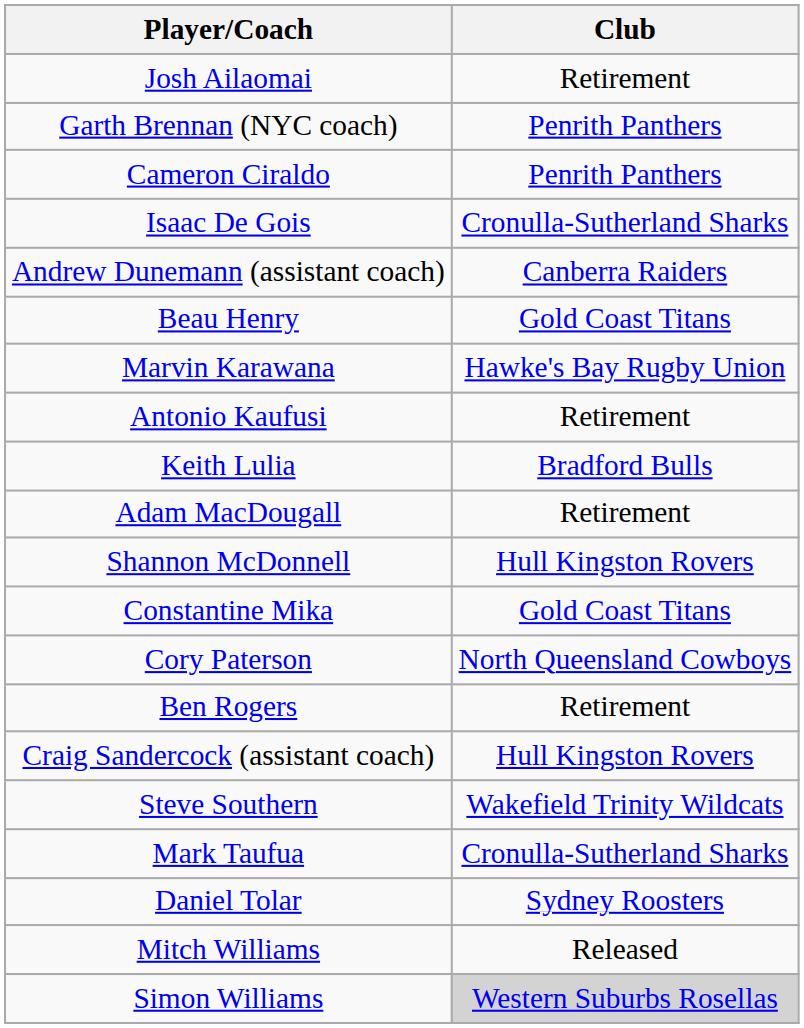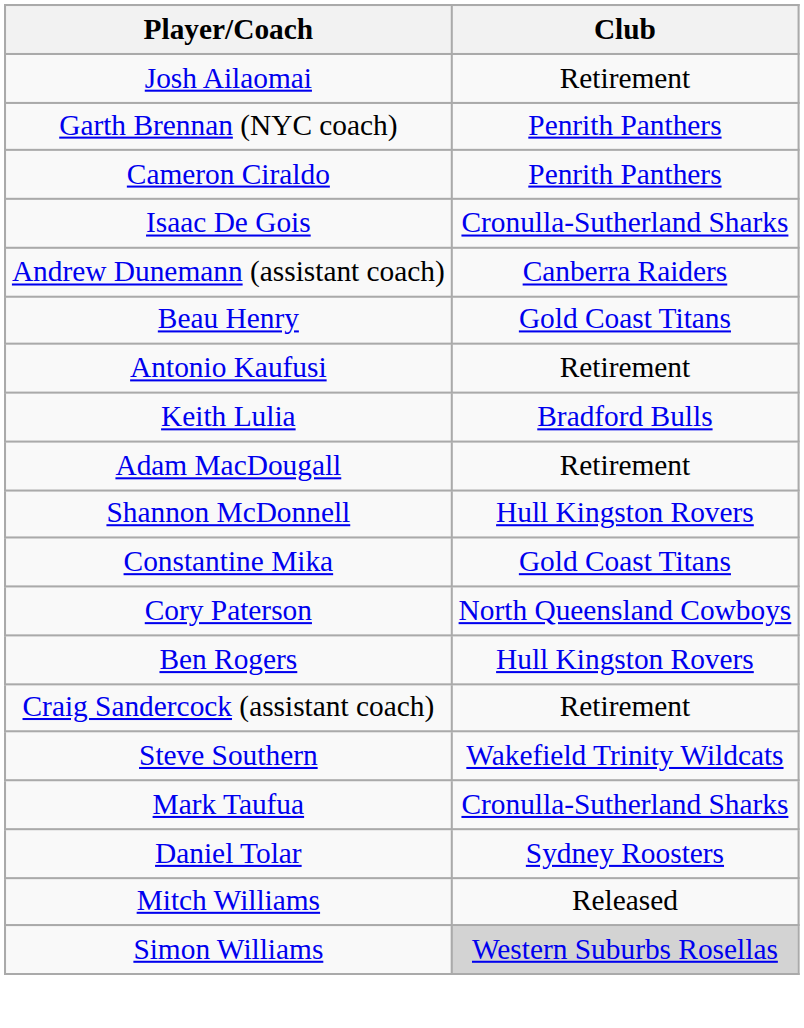- row: (228, 368)
(625, 707) Retirement -> (625, 658) Hull Kingston Rovers
(625, 755) Hull Kingston Rovers -> (625, 707) Retirement
